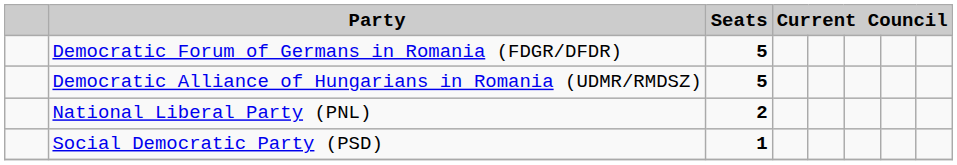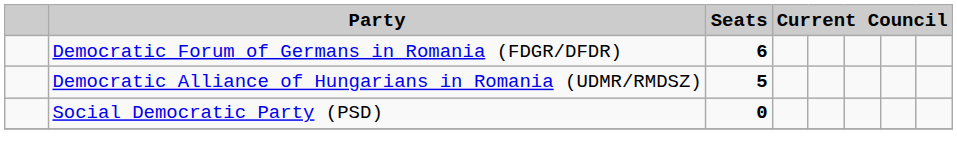(762, 51) 5 -> (762, 51) 6
- row: (212, 113)
(762, 144) 1 -> (762, 113) 0
